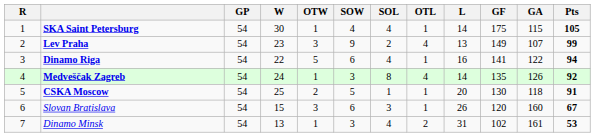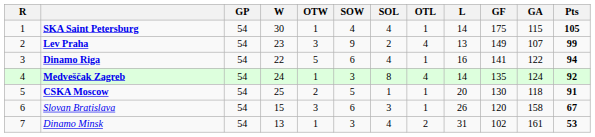(535, 76) 126 -> (535, 76) 124
(535, 108) 160 -> (535, 108) 158
